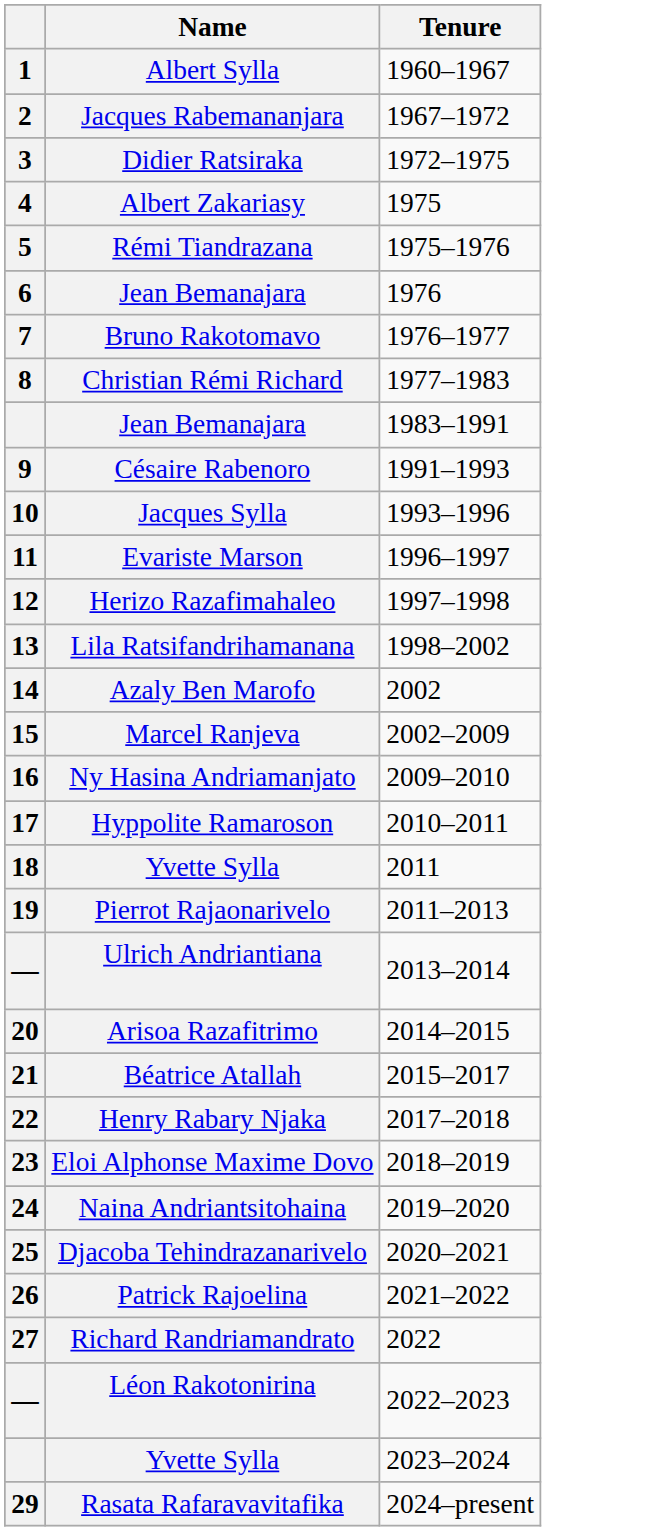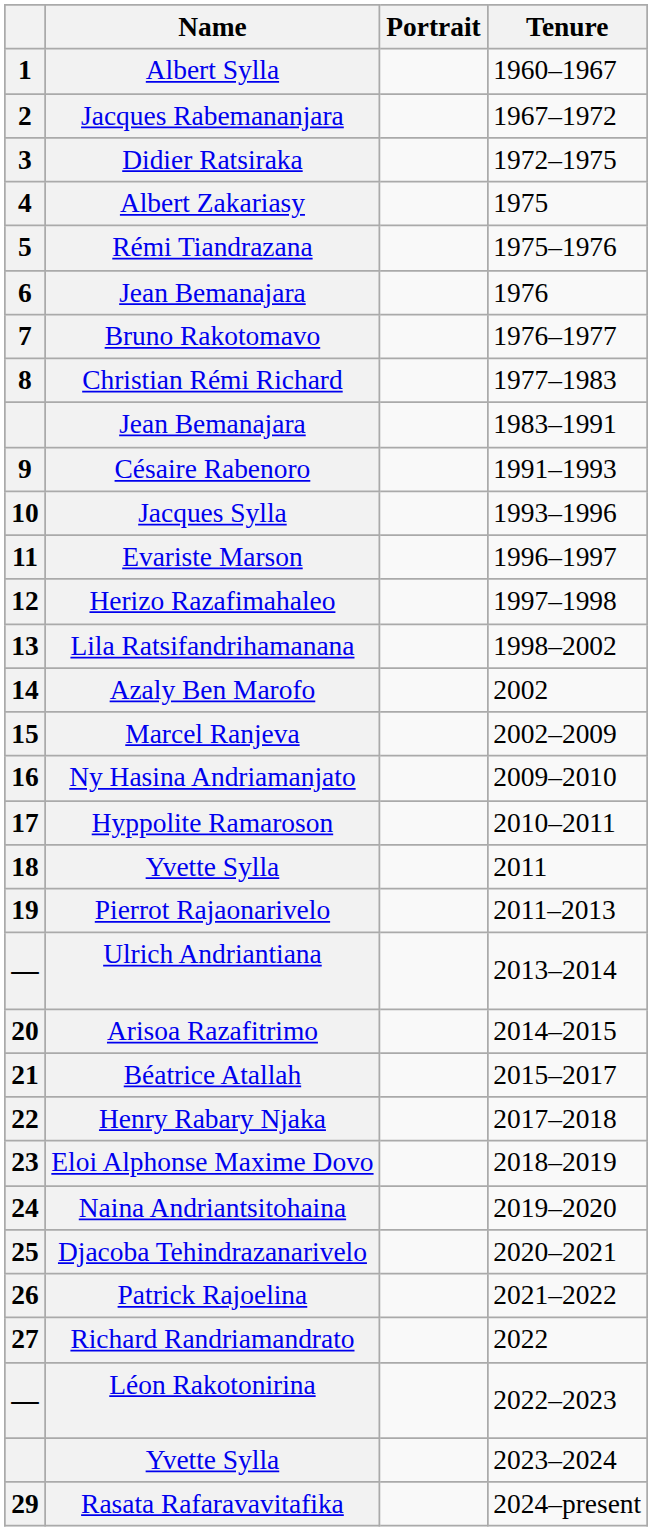+ column: (433, 26)
